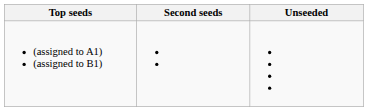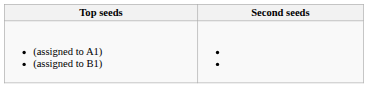- column: (307, 12)
